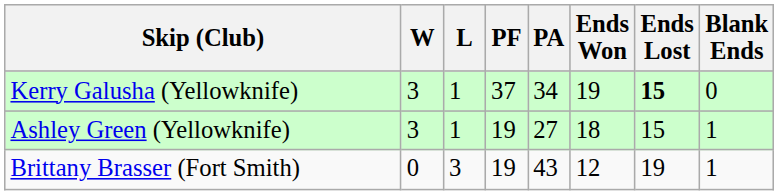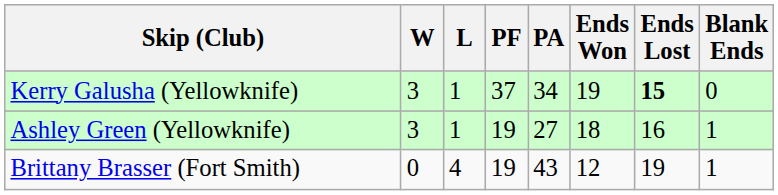(653, 129) 15 -> (653, 129) 16
(455, 168) 3 -> (455, 168) 4
